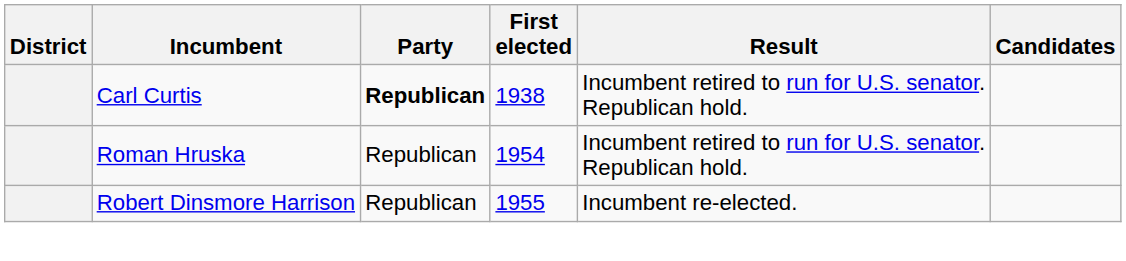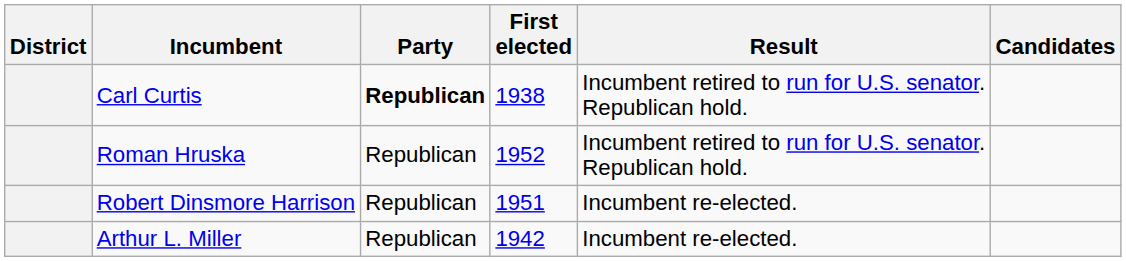(520, 155) 1954 -> (520, 155) 1952
(520, 203) 1955 -> (520, 203) 1951
+ row: (169, 238)
